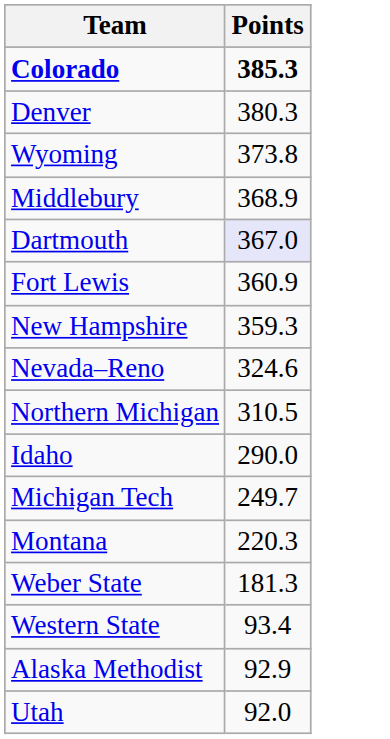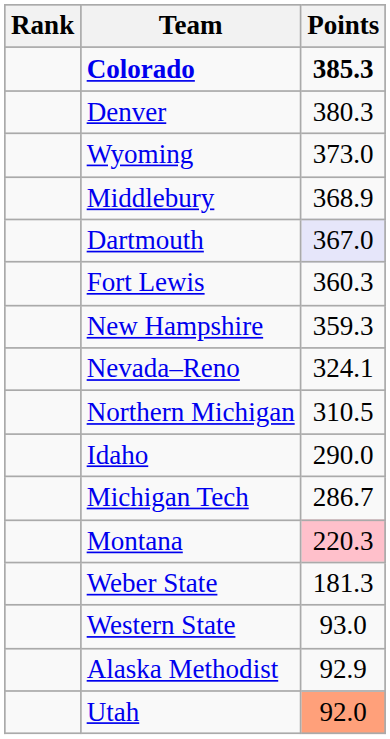+ column: (43, 25)
(268, 154) 373.8 -> (343, 154) 373.0
(268, 283) 360.9 -> (343, 283) 360.3
(268, 369) 324.6 -> (343, 369) 324.1
(268, 497) 249.7 -> (343, 497) 286.7
(268, 540) no background -> (343, 540) pink background
(268, 626) 93.4 -> (343, 626) 93.0
(268, 712) no background -> (343, 712) lightsalmon background
